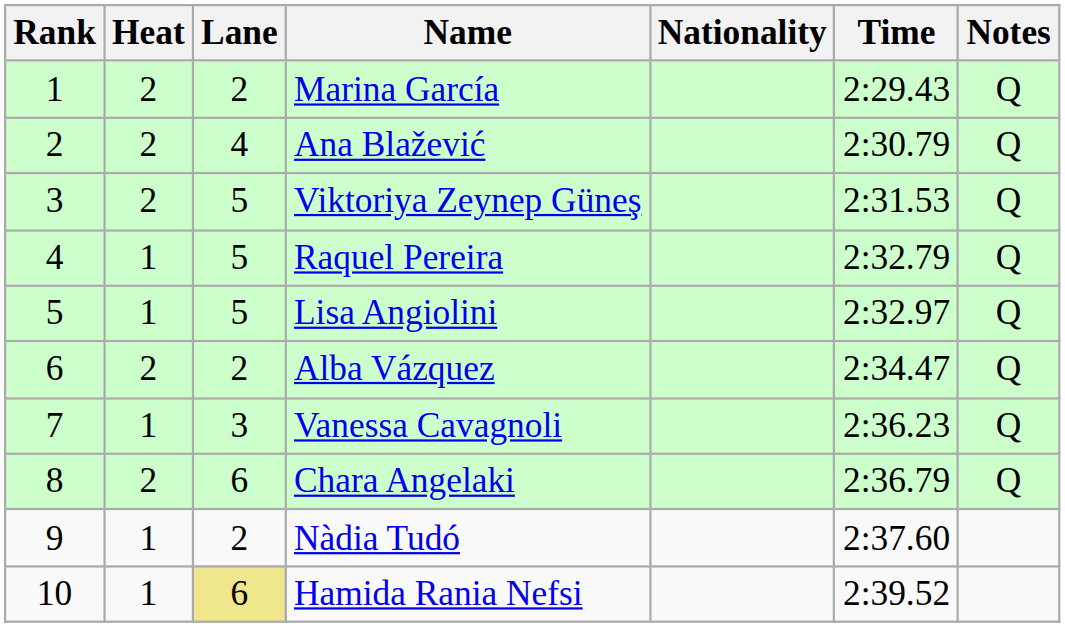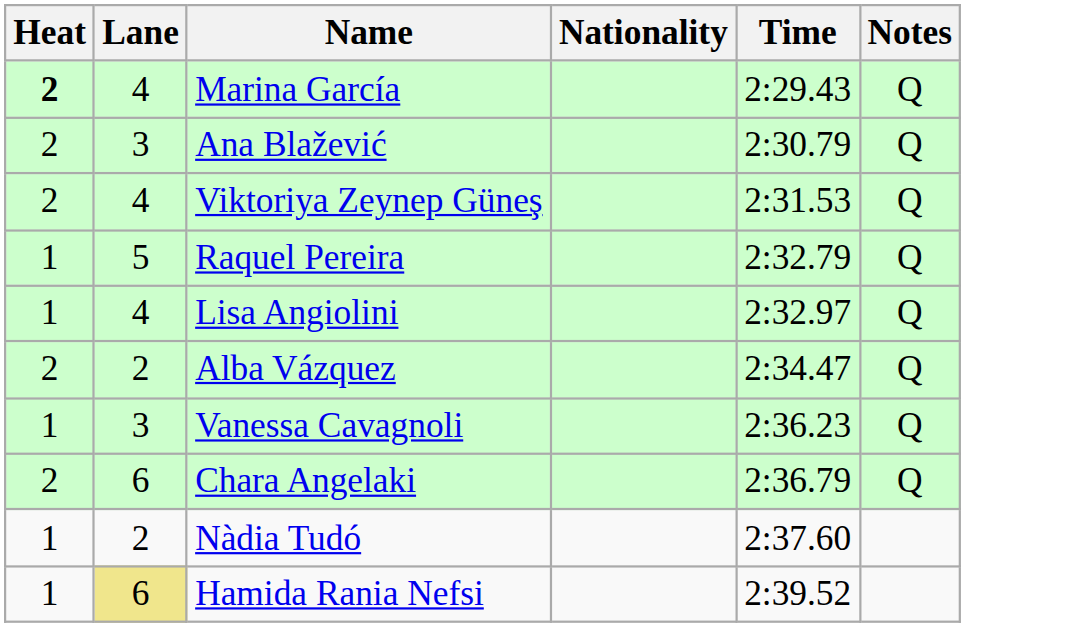- column: (55, 32)
(148, 88) normal -> (50, 88) bold
(239, 88) 2 -> (141, 88) 4
(239, 144) 4 -> (141, 144) 3
(239, 200) 5 -> (141, 200) 4
(239, 312) 5 -> (141, 312) 4
